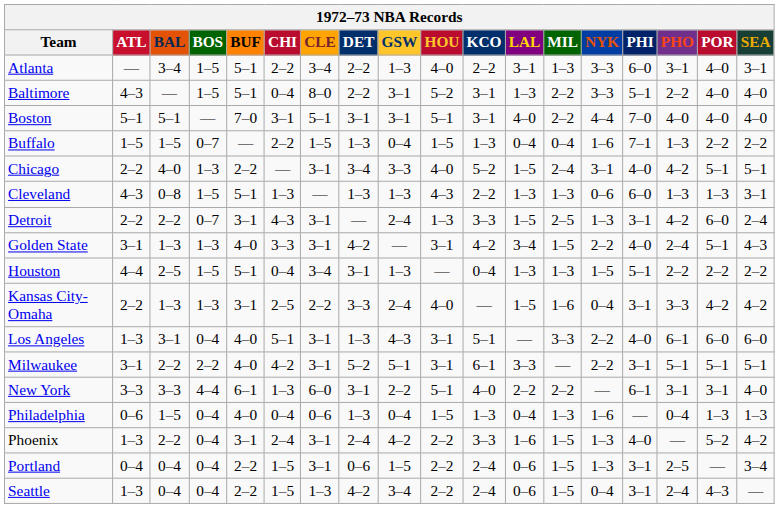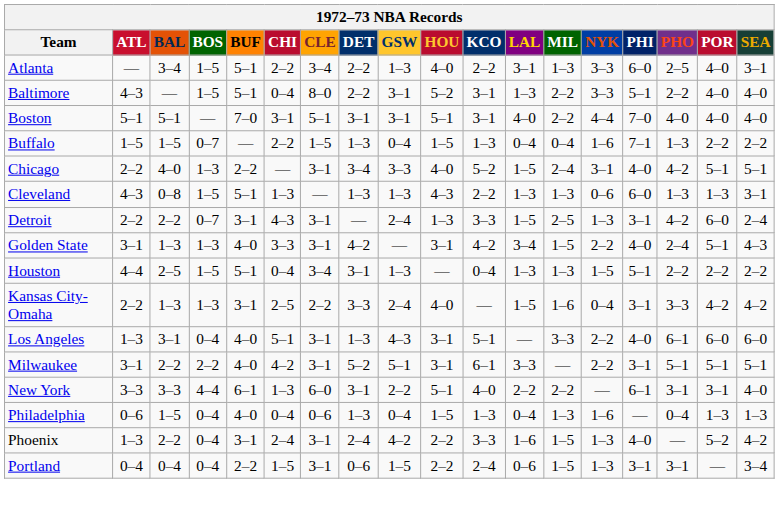(677, 67) 3–1 -> (677, 67) 2–5
(677, 465) 2–5 -> (677, 465) 3–1
- row: (29, 491)
